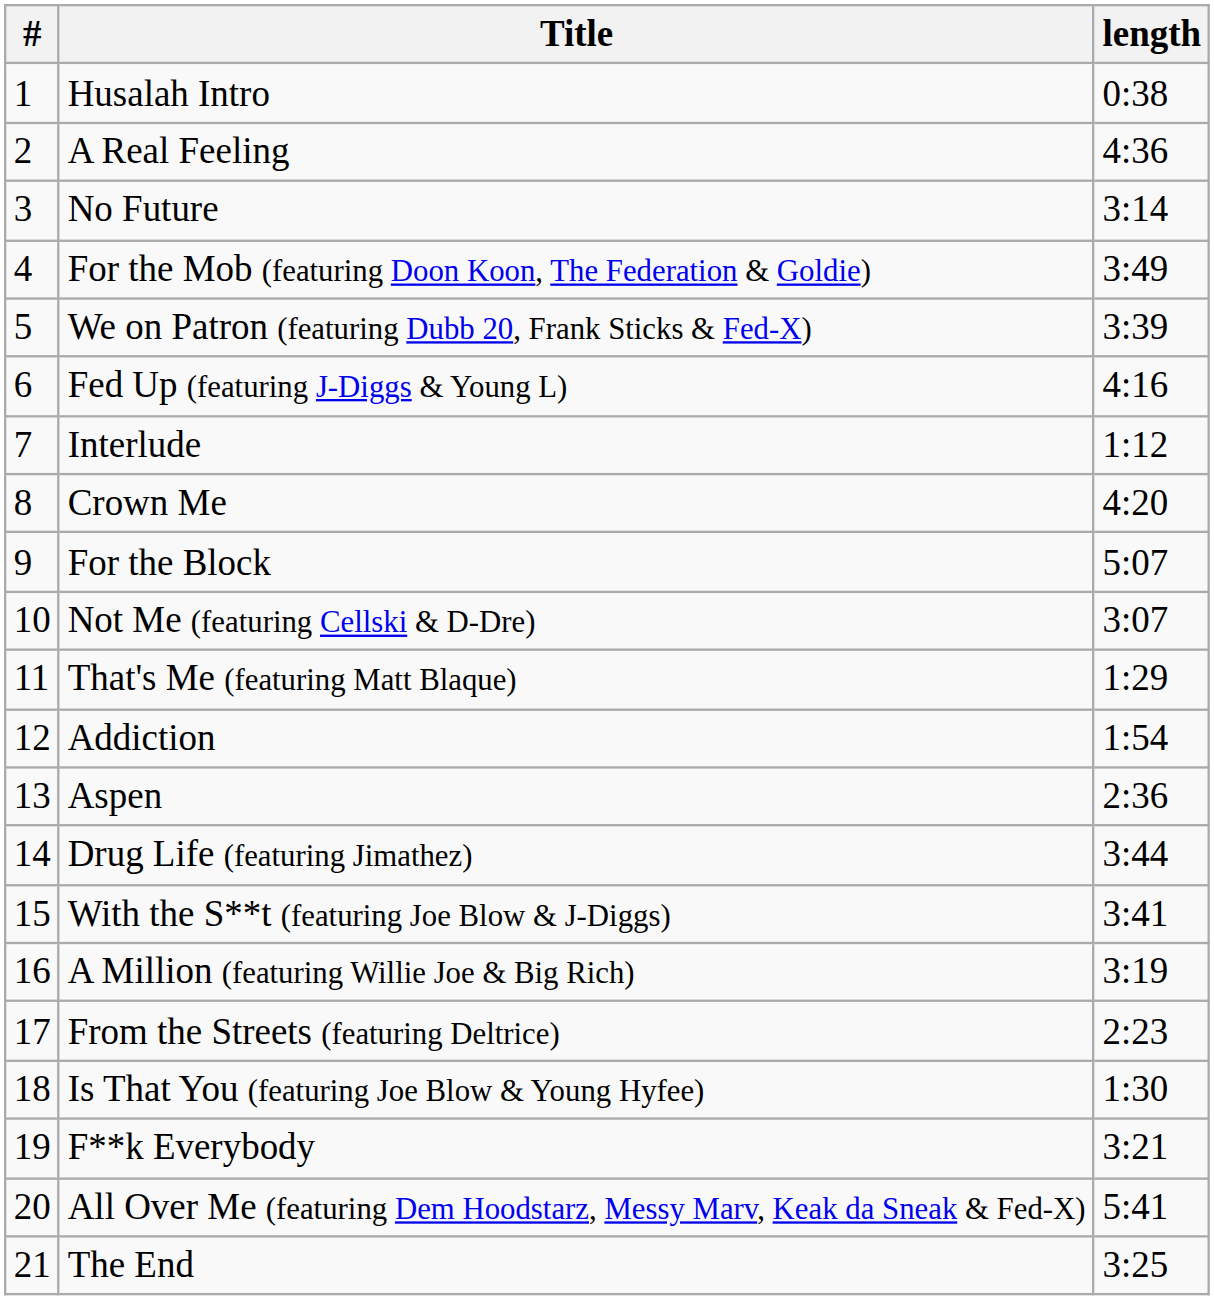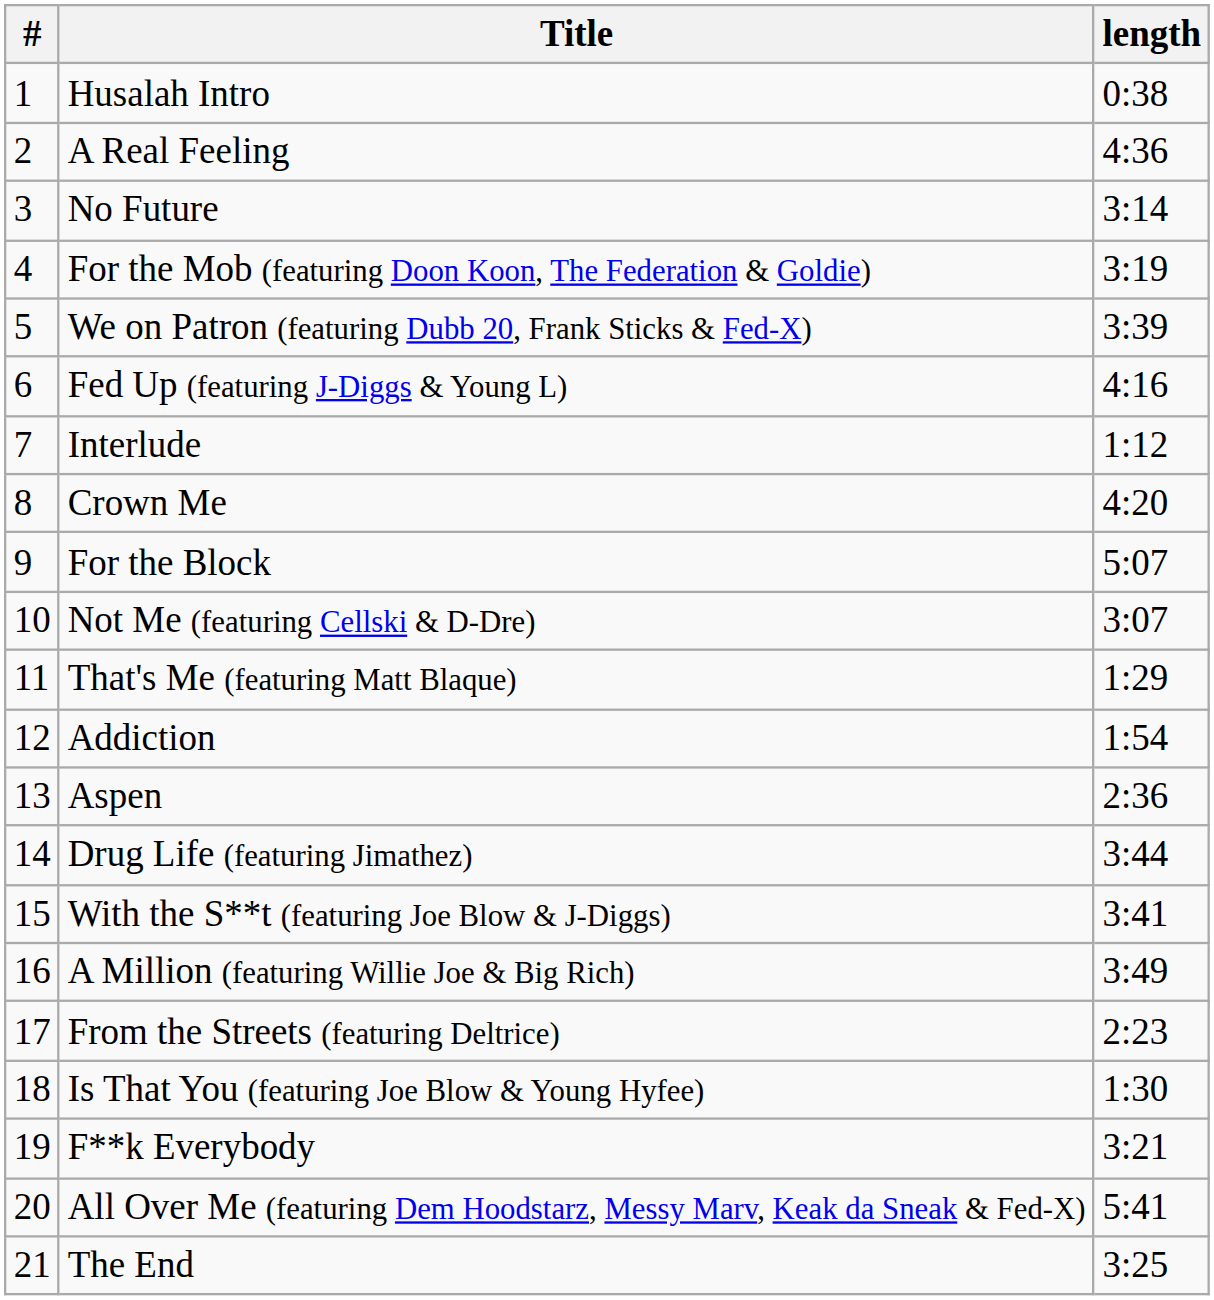(1135, 268) 3:49 -> (1135, 268) 3:19
(1135, 971) 3:19 -> (1135, 971) 3:49
